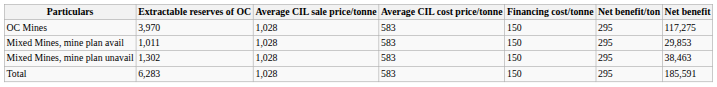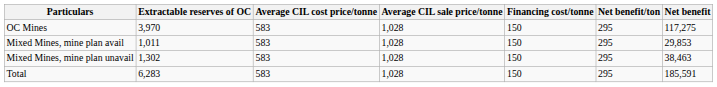columns swapped: (316, 12) <-> (442, 12)
